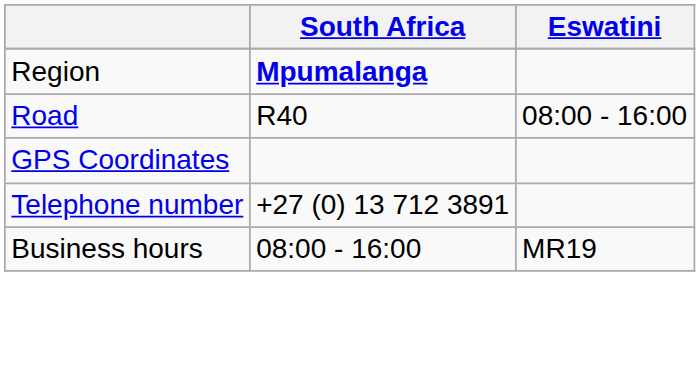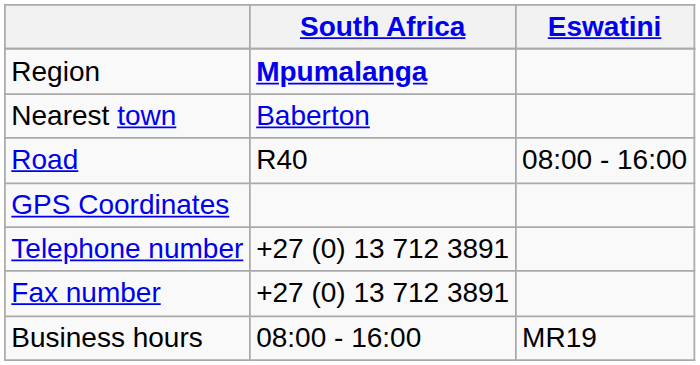+ row: (94, 115)
+ row: (86, 293)
